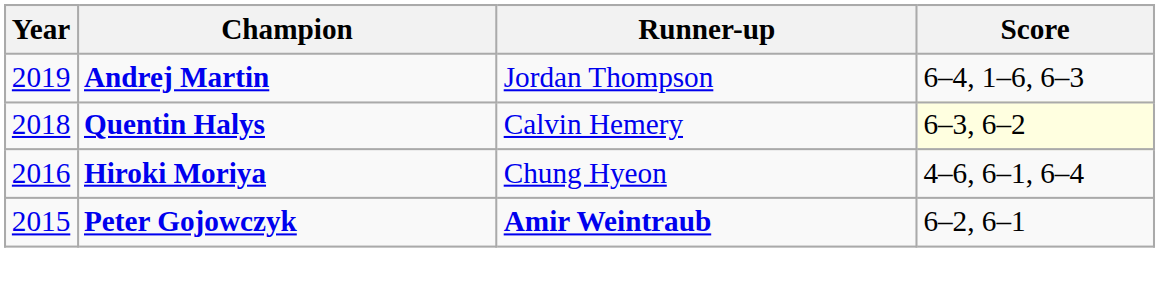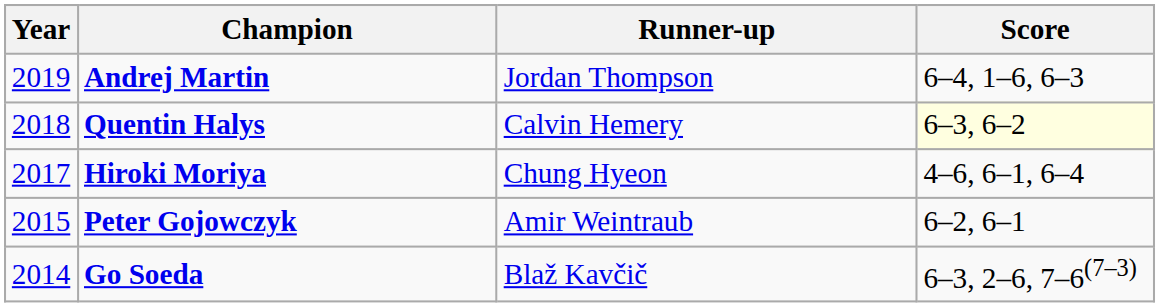(41, 173) 2016 -> (41, 173) 2017
(607, 221) bold -> (598, 221) normal
+ row: (144, 273)
